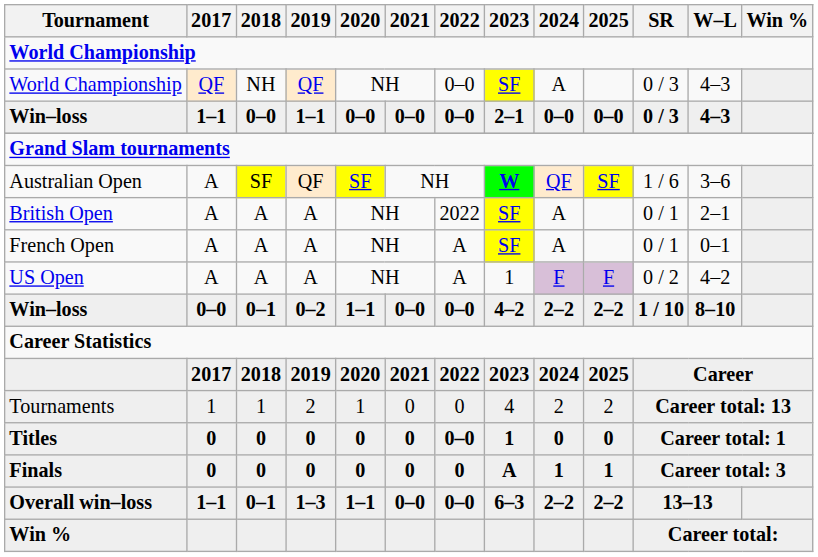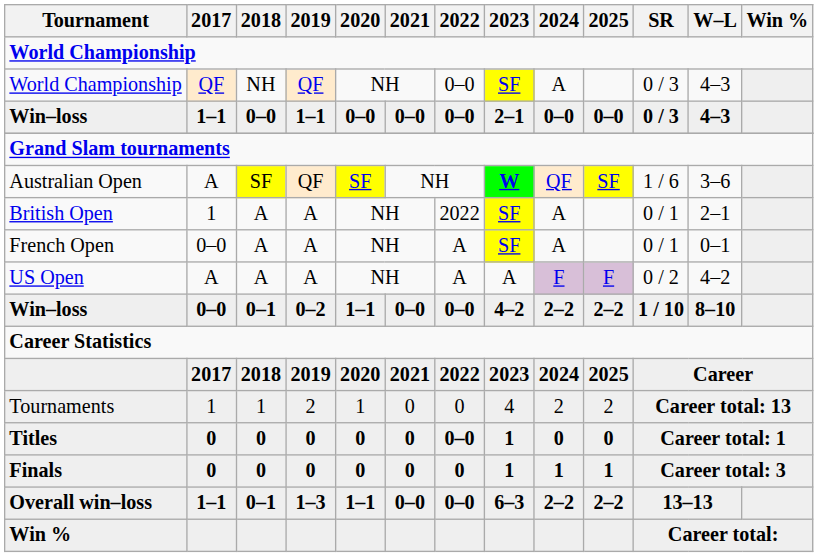(211, 213) A -> (211, 213) 1
(211, 245) A -> (211, 245) 0–0
(509, 277) 1 -> (509, 277) A
(509, 470) A -> (509, 470) 1
